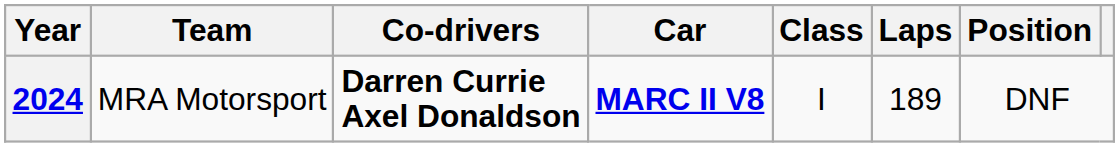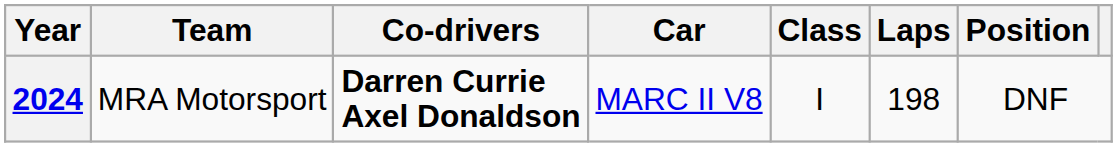(680, 98) bold -> (679, 98) normal
(916, 98) 189 -> (914, 98) 198
